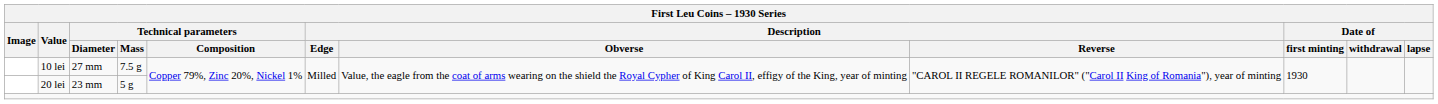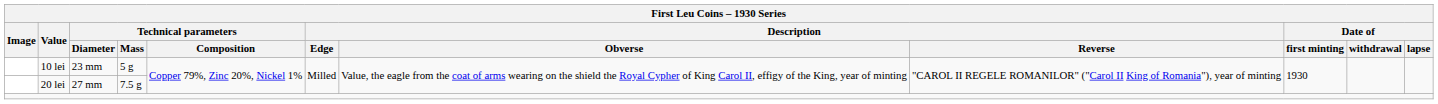(87, 67) 27 mm -> (87, 67) 23 mm
(131, 67) 7.5 g -> (127, 67) 5 g
(87, 85) 23 mm -> (87, 85) 27 mm
(127, 85) 5 g -> (131, 85) 7.5 g
